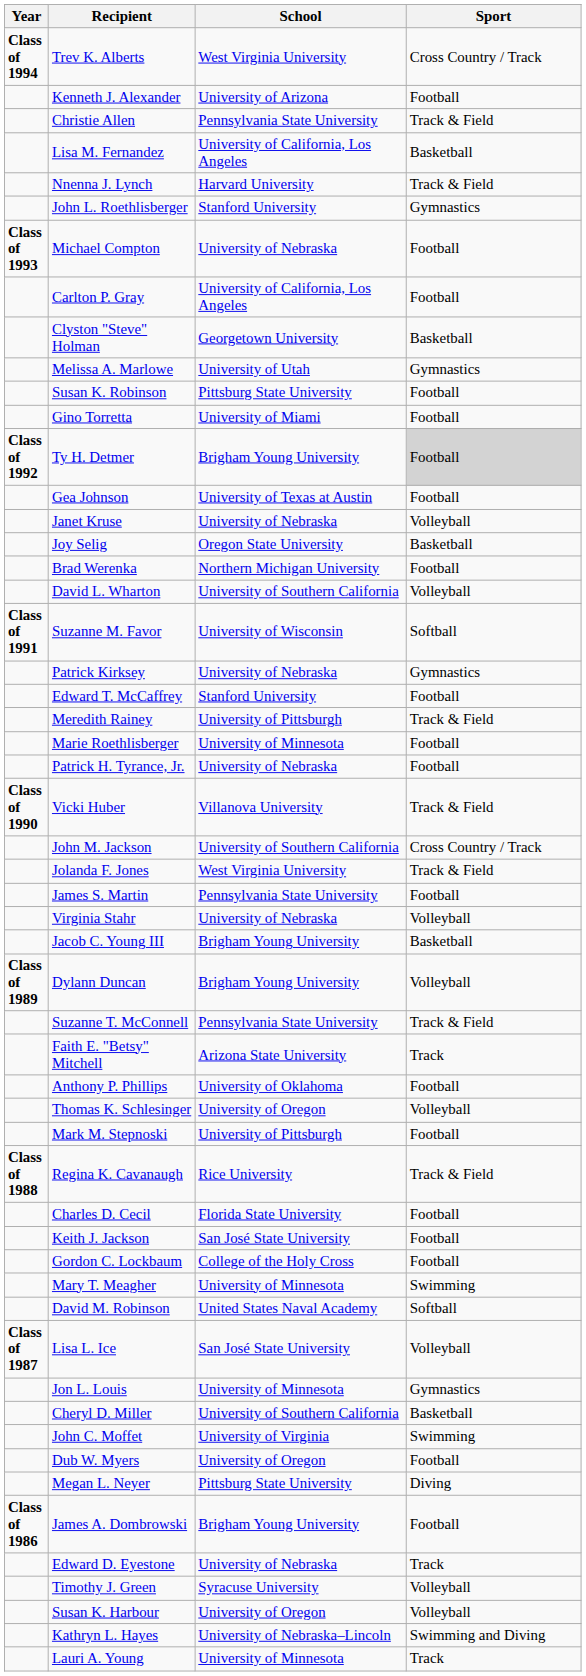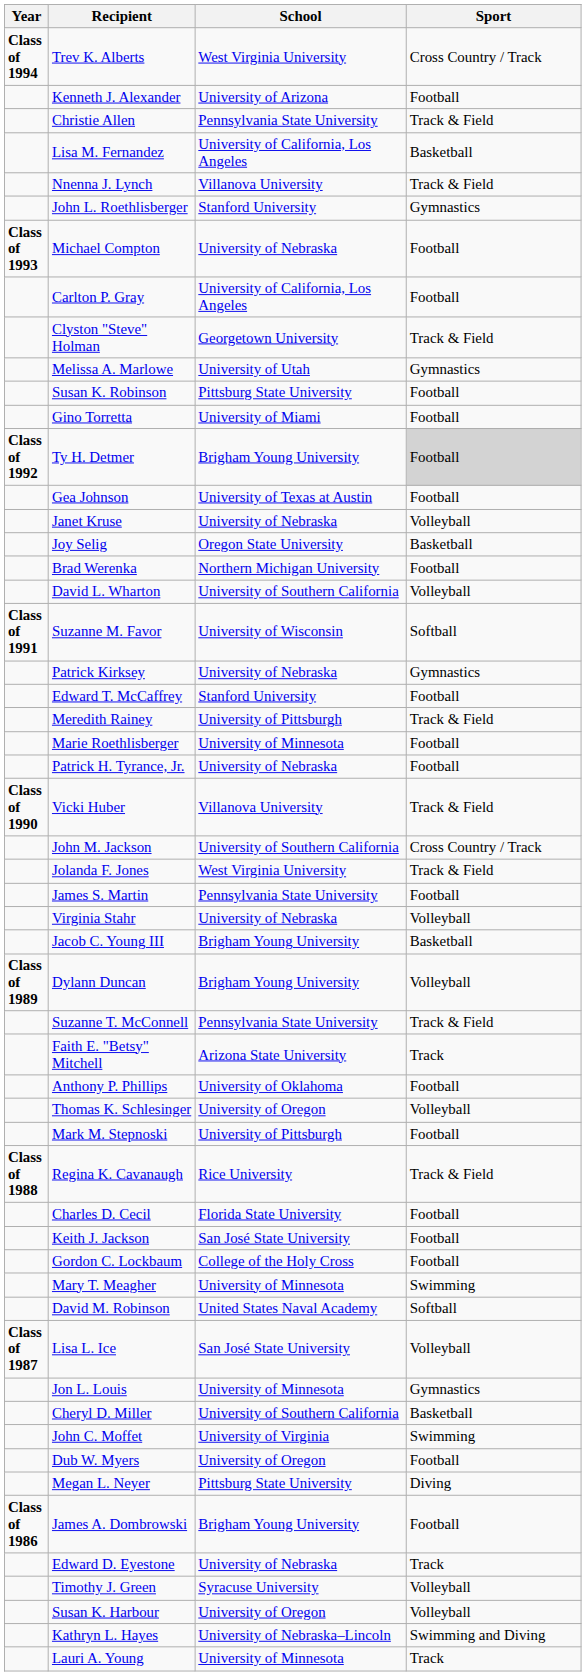(256, 184) Harvard University -> (260, 184) Villanova University
(441, 337) Basketball -> (452, 337) Track & Field
